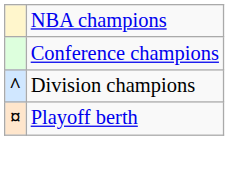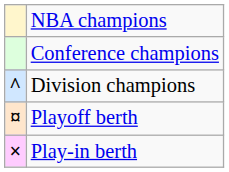+ row: (84, 150)
